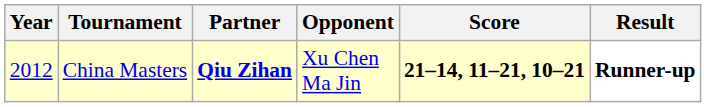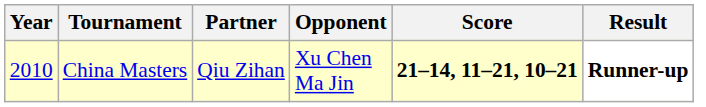(31, 70) 2012 -> (31, 70) 2010
(245, 70) bold -> (241, 70) normal
